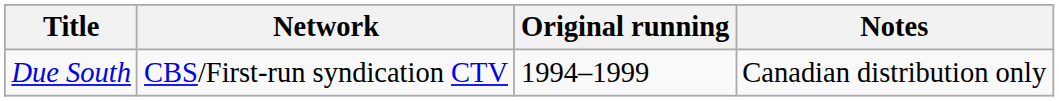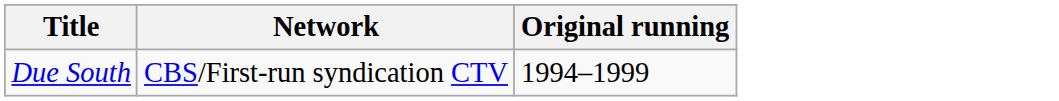- column: (894, 27)
